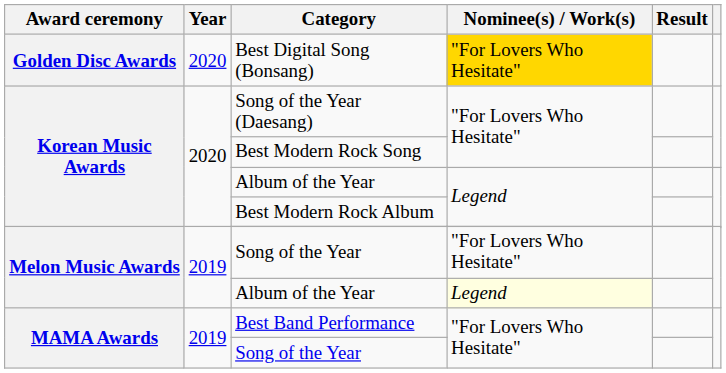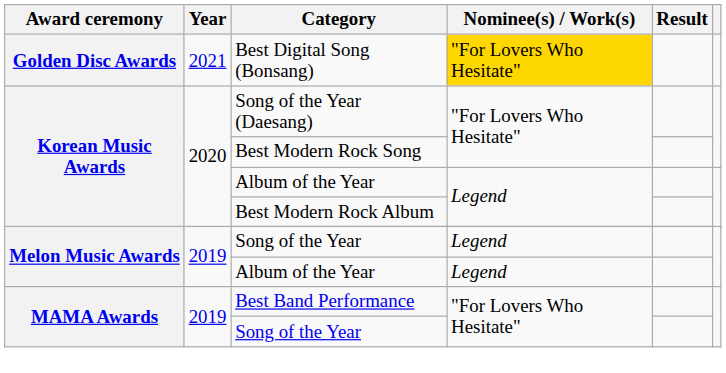(208, 60) 2020 -> (208, 60) 2021
(517, 252) "For Lovers Who Hesitate" -> (479, 241) Legend
(479, 292) lightyellow background -> (479, 271) no background
